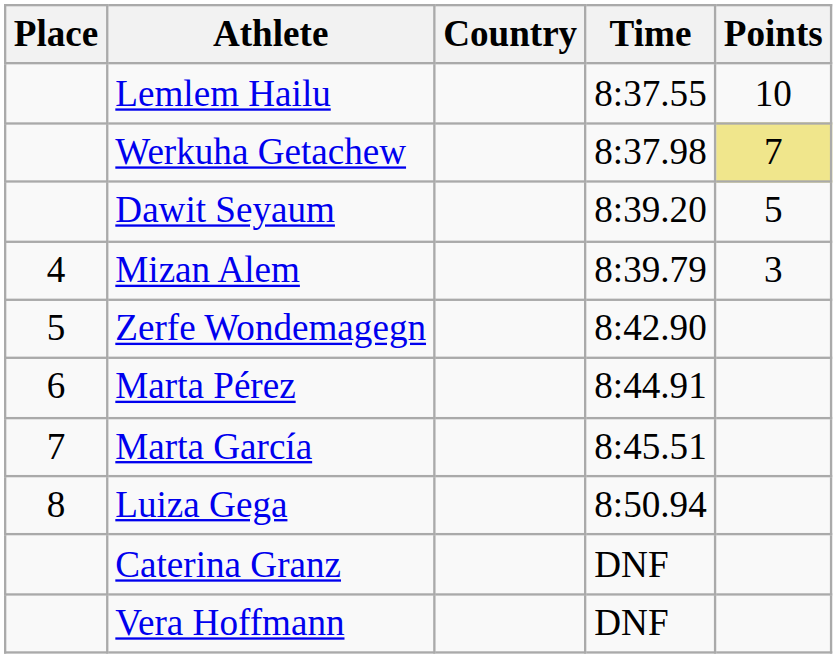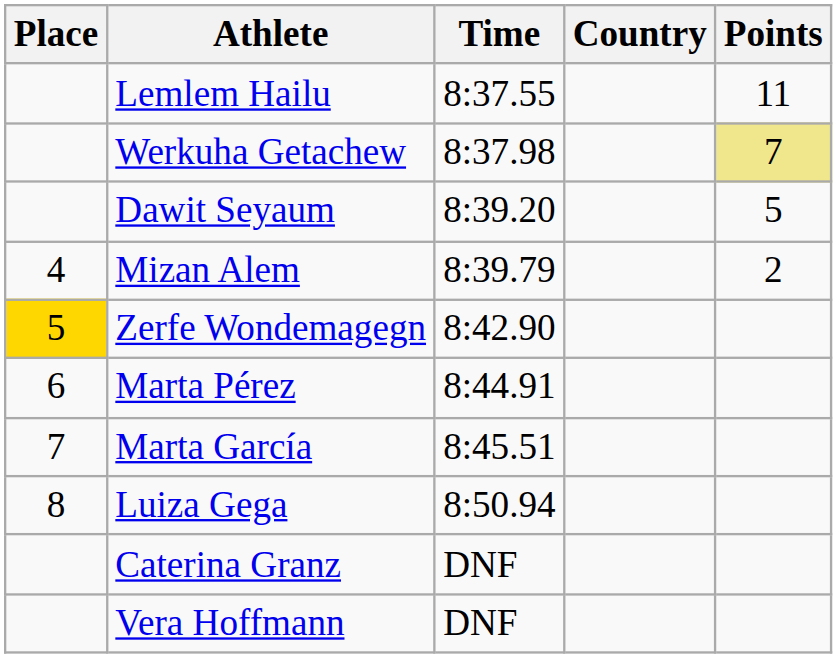columns swapped: (510, 33) <-> (651, 33)
(773, 92) 10 -> (773, 92) 11
(773, 269) 3 -> (773, 269) 2
(56, 328) no background -> (56, 328) gold background
